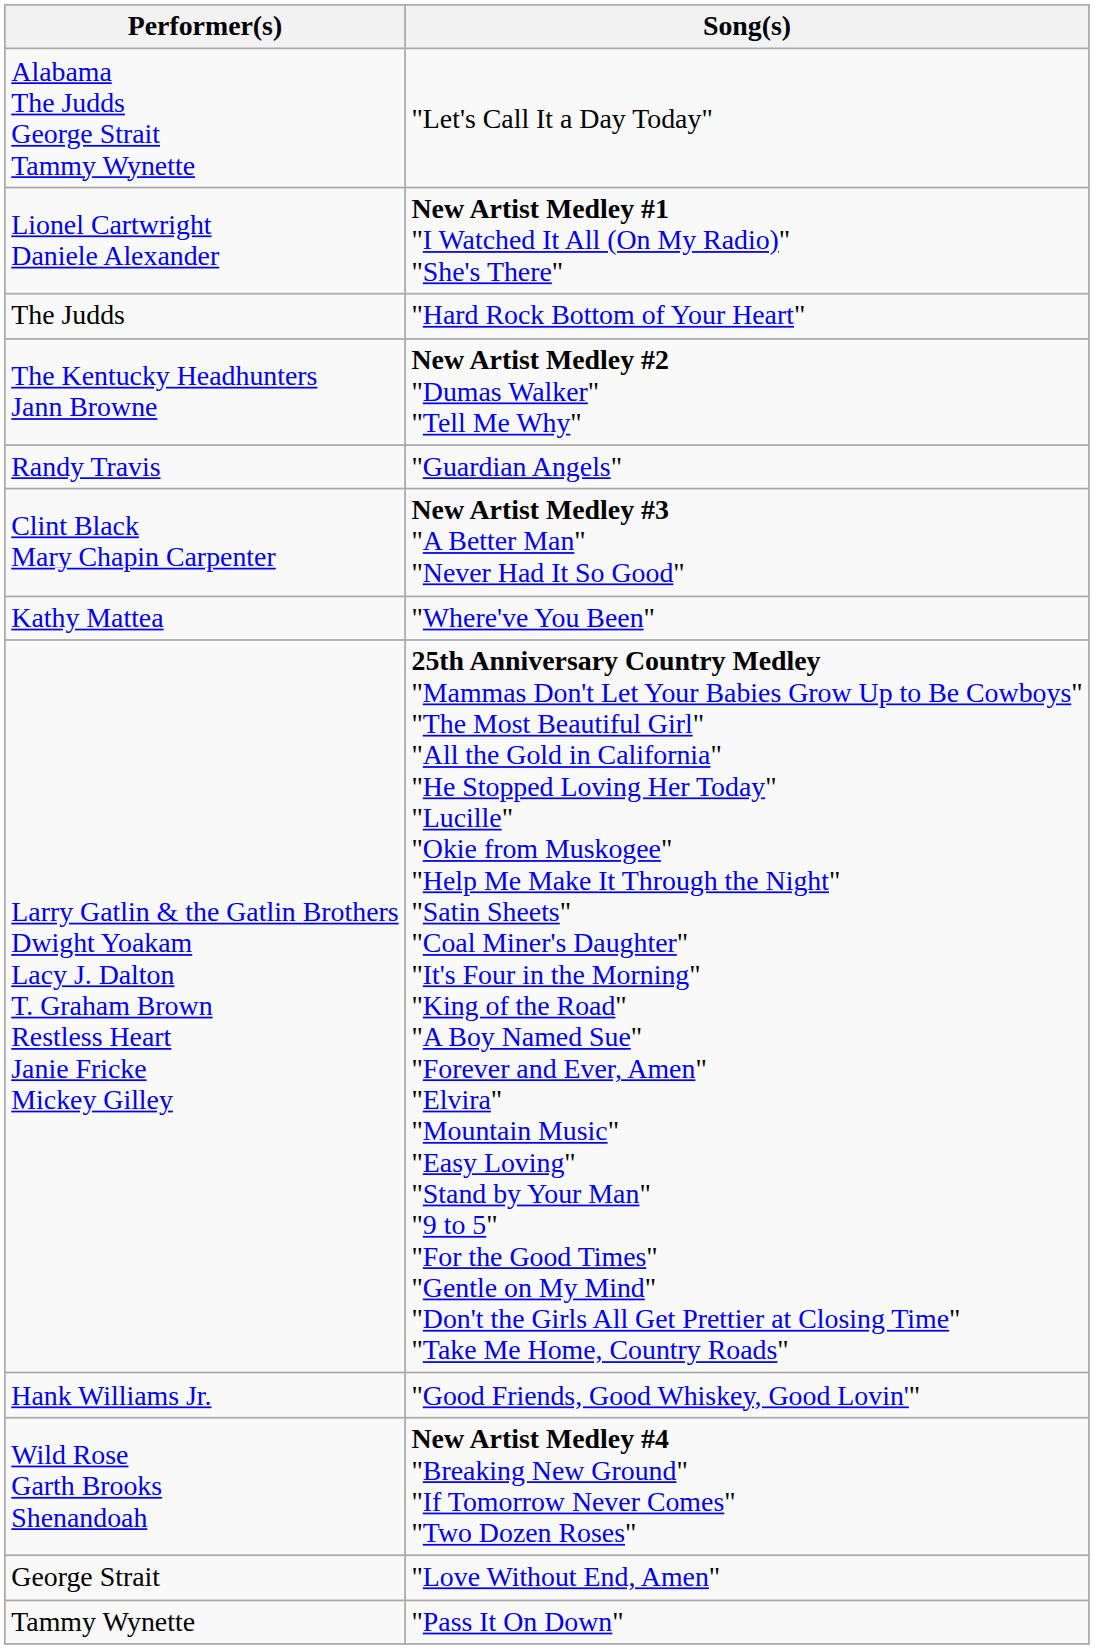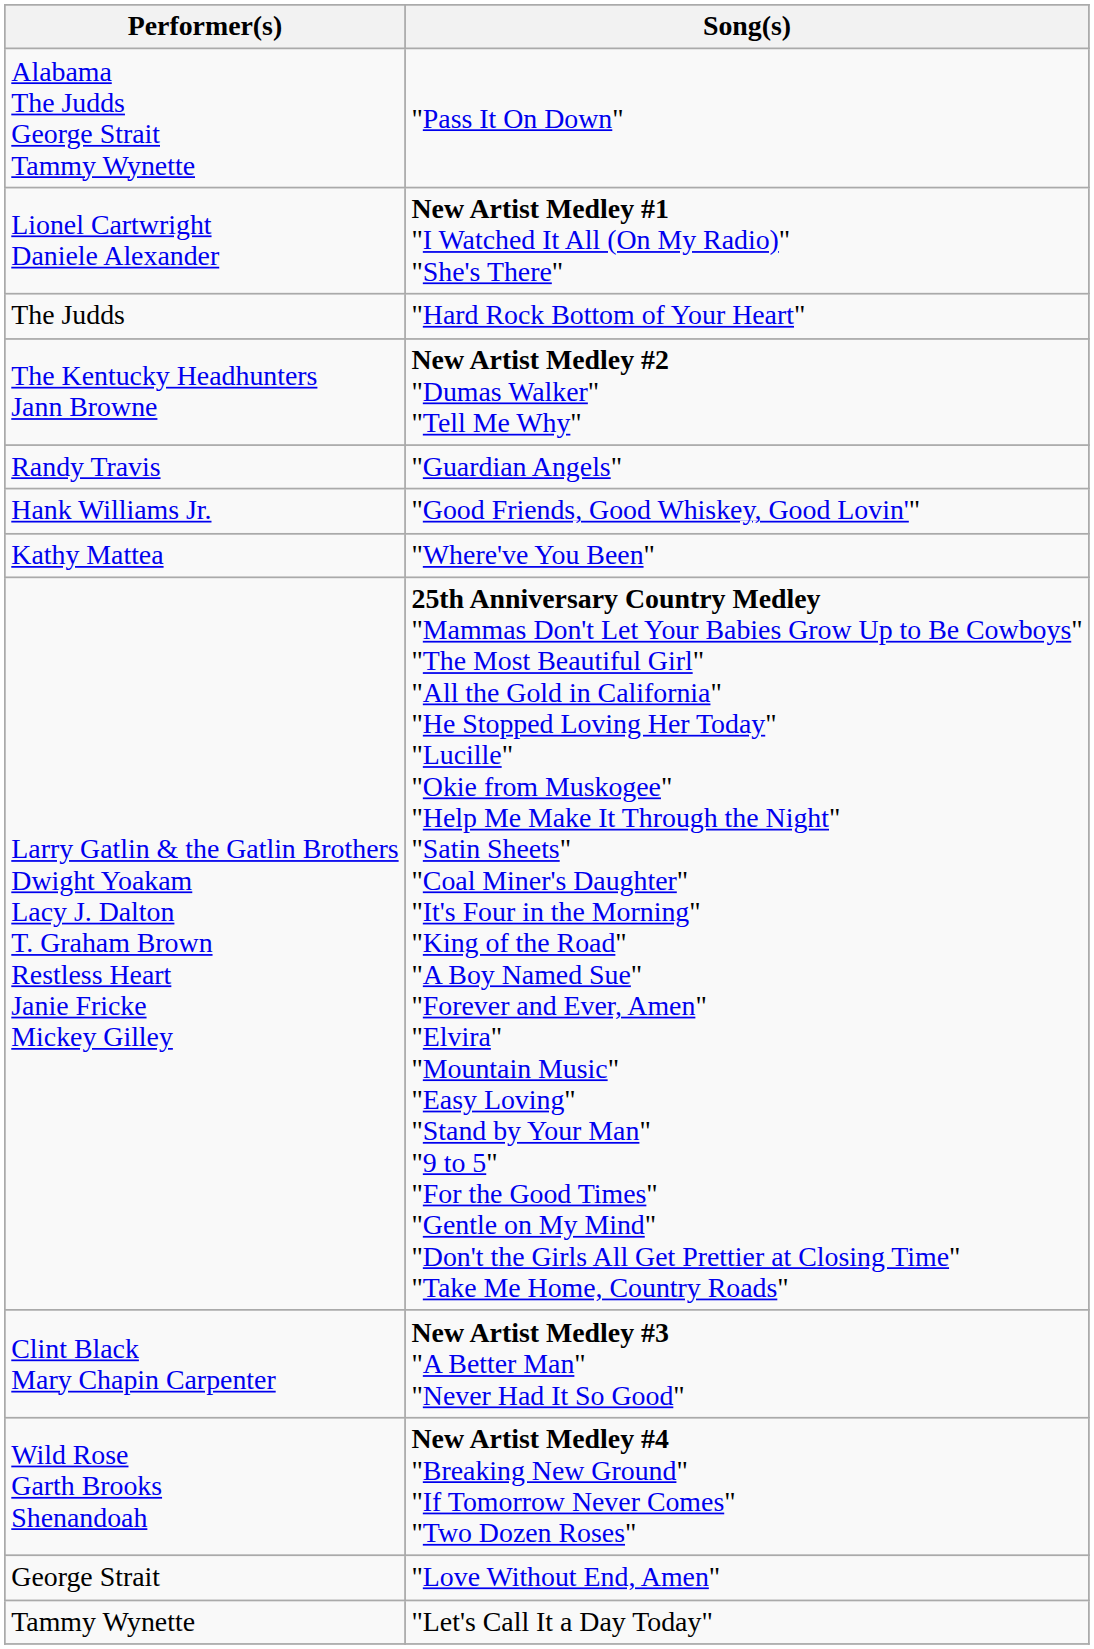(562, 117) "Let's Call It a Day Today" -> (518, 117) "Pass It On Down"
rows swapped: (143, 542) <-> (111, 1394)
(518, 1621) "Pass It On Down" -> (562, 1621) "Let's Call It a Day Today"
